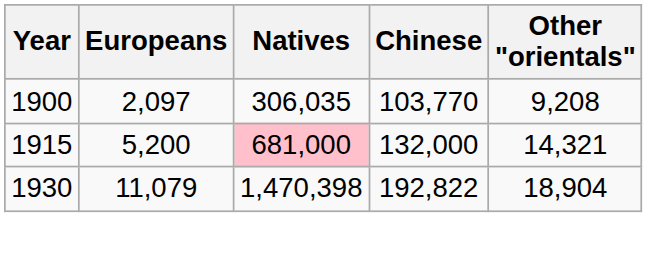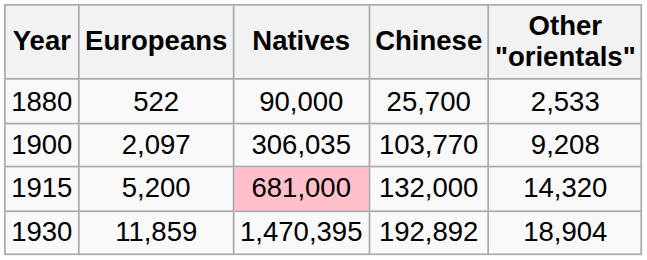+ row: (42, 100)
(565, 144) 14,321 -> (565, 188) 14,320
(156, 188) 11,079 -> (156, 231) 11,859
(301, 188) 1,470,398 -> (301, 231) 1,470,395
(429, 188) 192,822 -> (429, 231) 192,892
